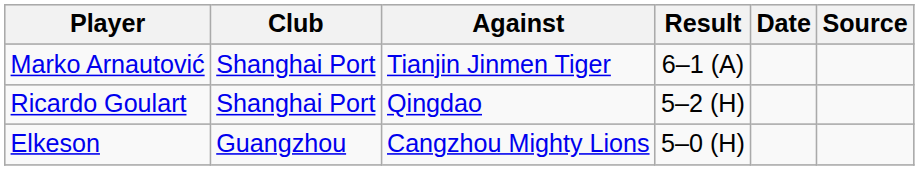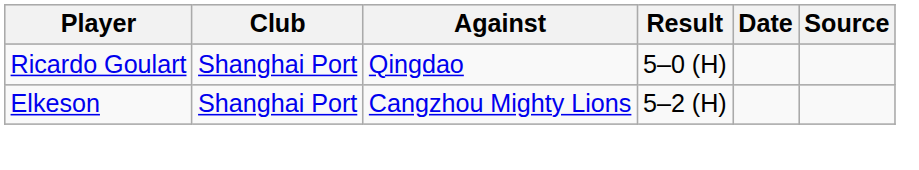- row: (108, 64)
(703, 104) 5–2 (H) -> (685, 64) 5–0 (H)
(281, 143) Guangzhou -> (278, 104) Shanghai Port
(703, 143) 5–0 (H) -> (685, 104) 5–2 (H)
